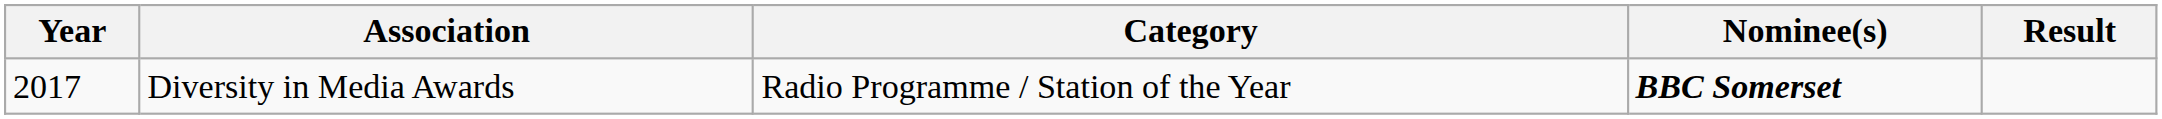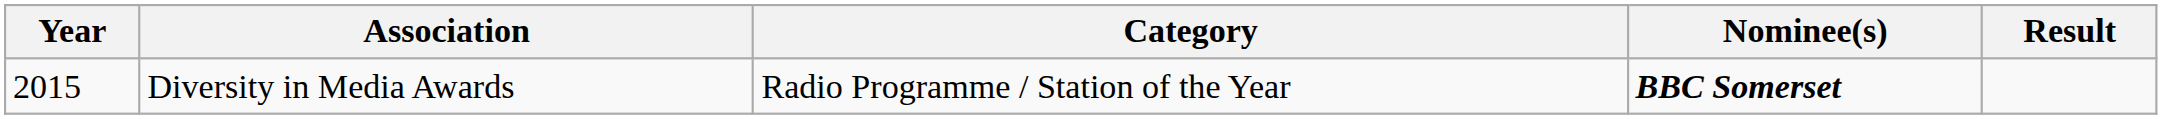(47, 85) 2017 -> (47, 85) 2015
